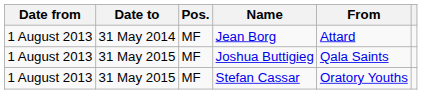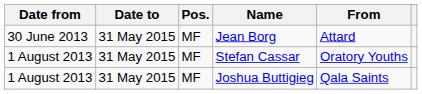(50, 36) 1 August 2013 -> (48, 36) 30 June 2013
(137, 36) 31 May 2014 -> (137, 36) 31 May 2015
rows swapped: (258, 78) <-> (265, 57)
